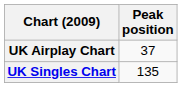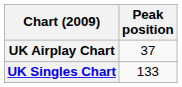(148, 72) 135 -> (148, 72) 133
